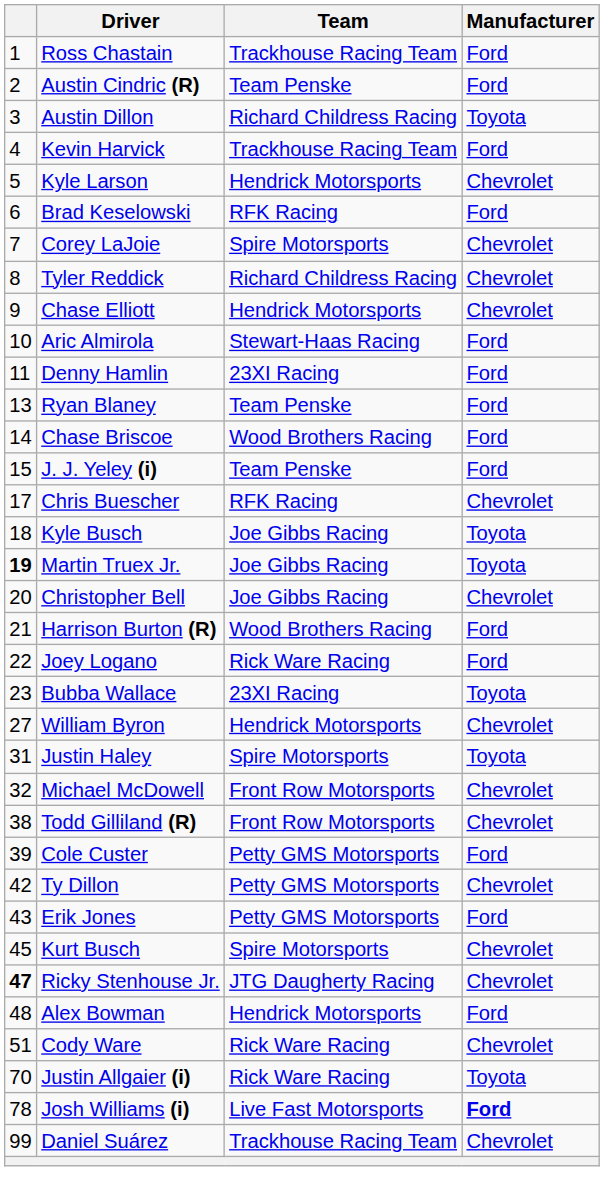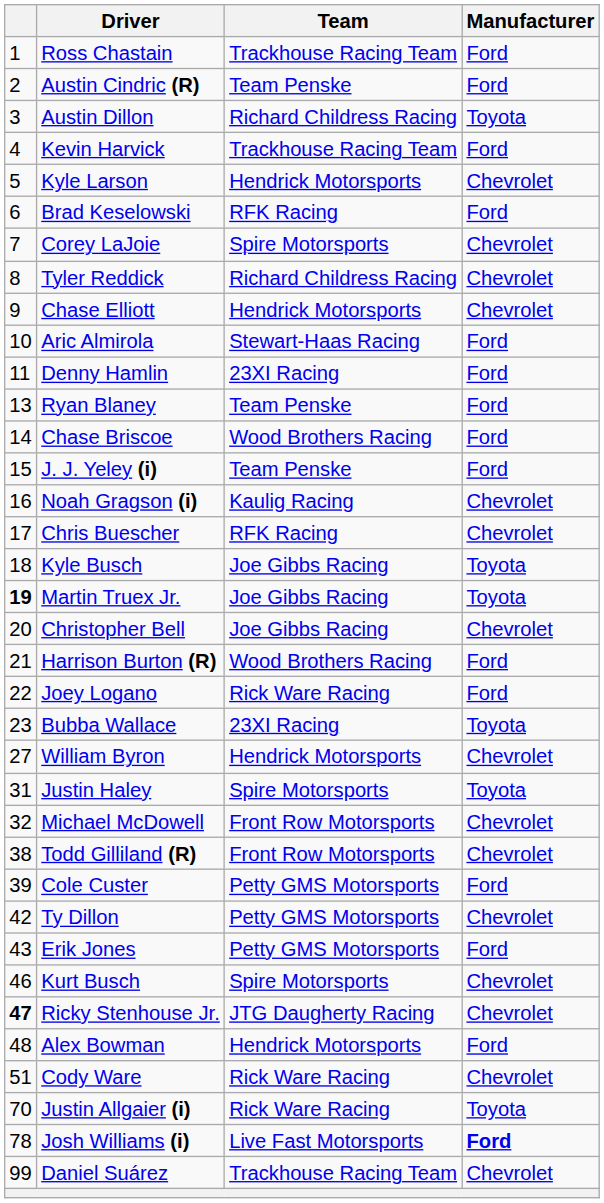+ row: (119, 501)
(21, 949) 45 -> (21, 981) 46
